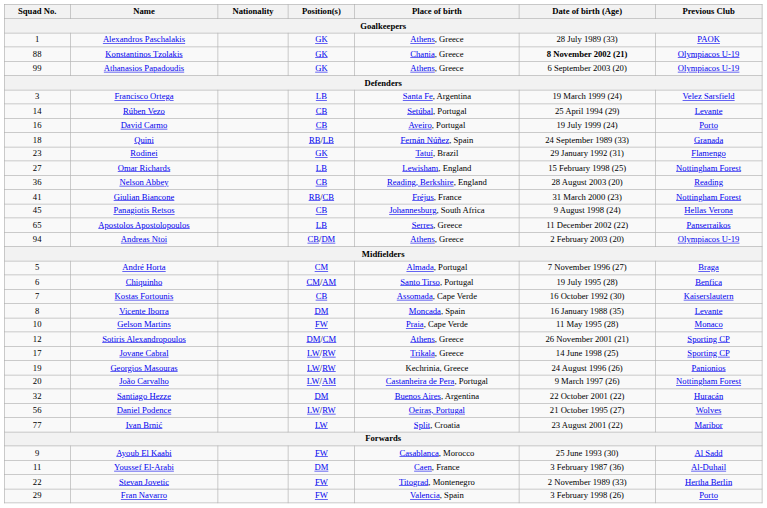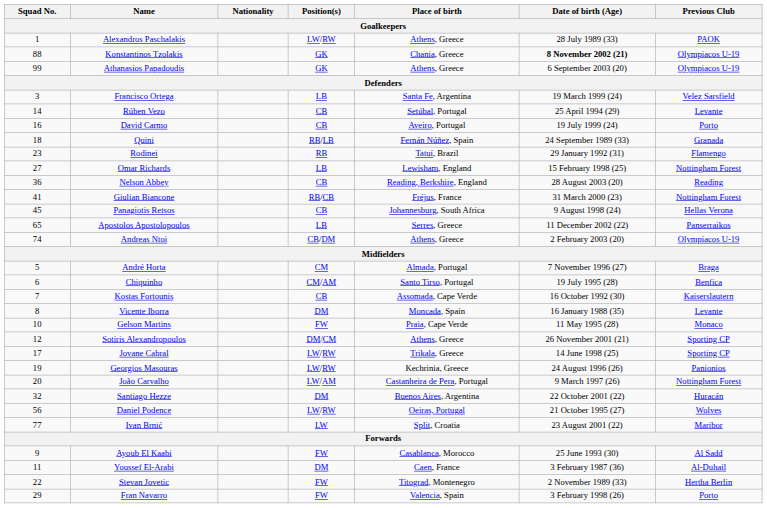(321, 40) GK -> (321, 40) LW/RW
(321, 154) GK -> (321, 154) RB
(37, 240) 94 -> (37, 240) 74
